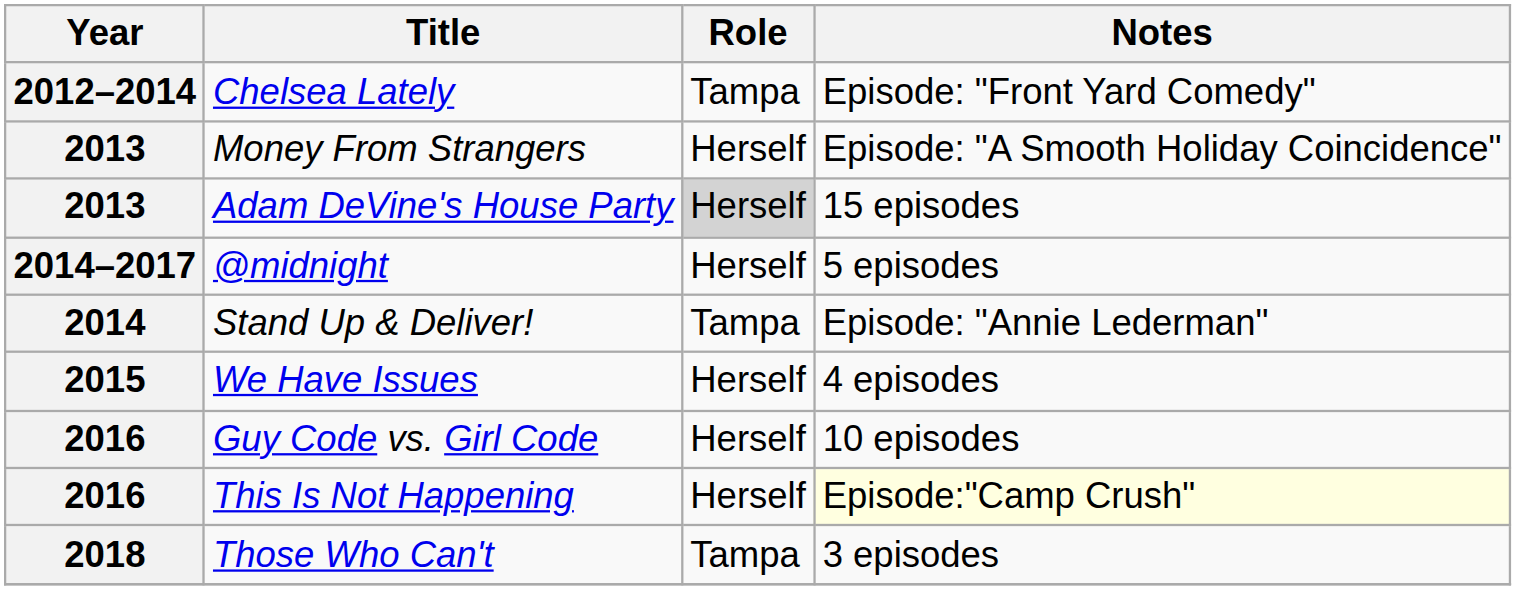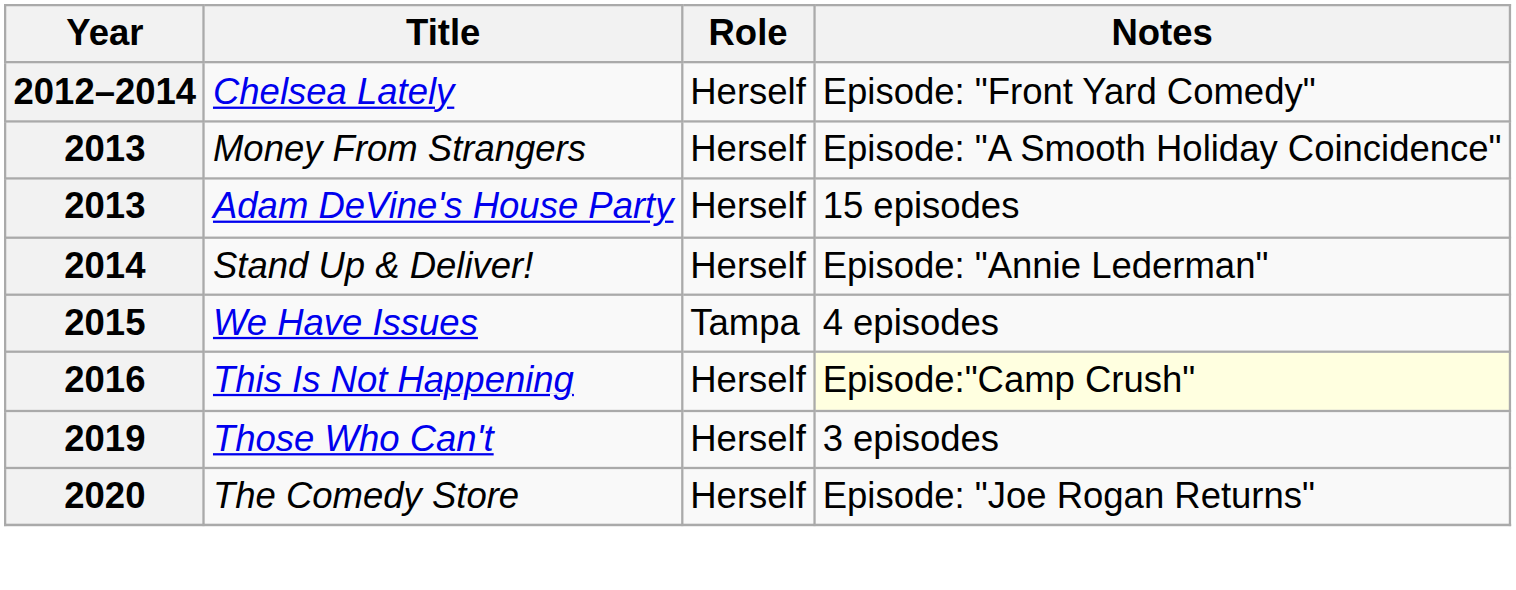(745, 91) Tampa -> (748, 91) Herself
(748, 206) lightgrey background -> (748, 206) no background
- row: (300, 264)
(745, 322) Tampa -> (748, 264) Herself
(748, 380) Herself -> (745, 322) Tampa
- row: (406, 438)
(105, 554) 2018 -> (105, 438) 2019
(745, 554) Tampa -> (748, 438) Herself
+ row: (366, 496)
